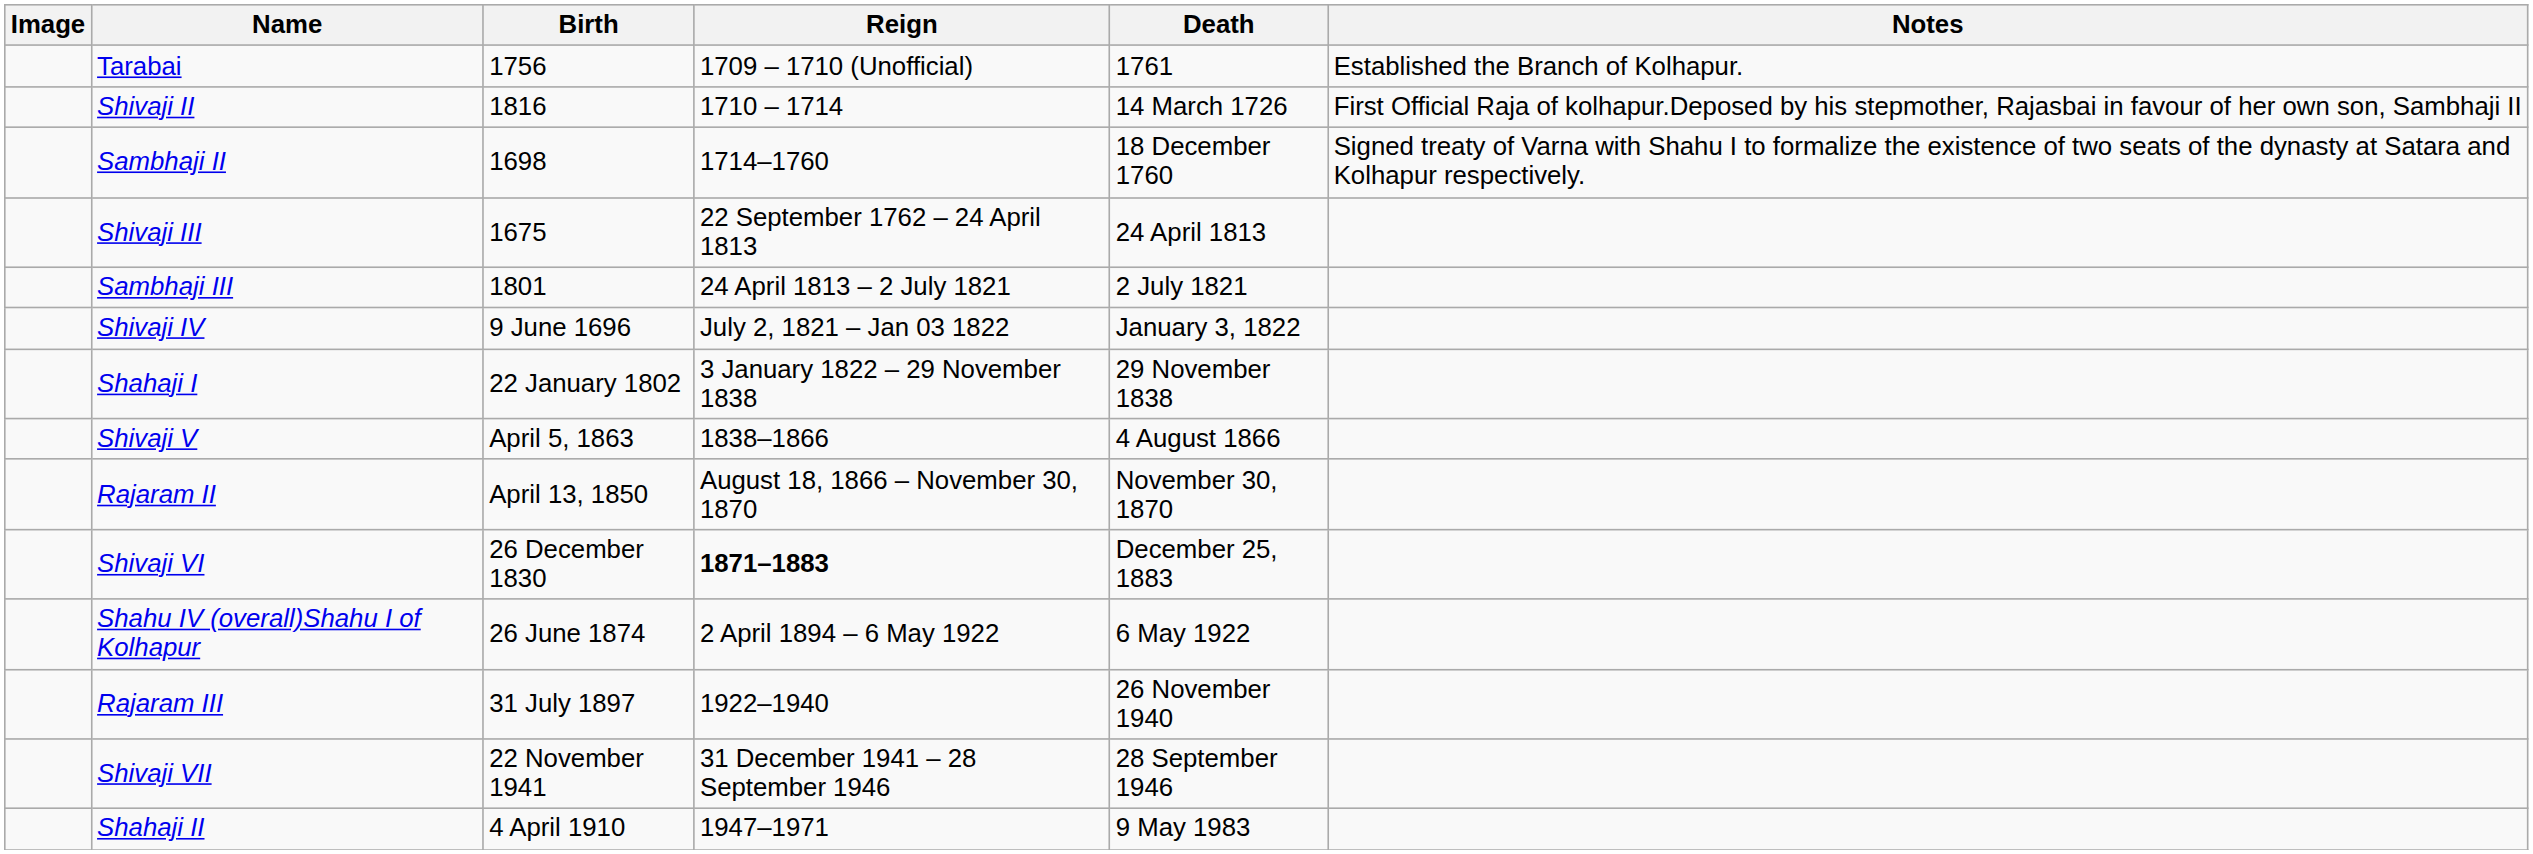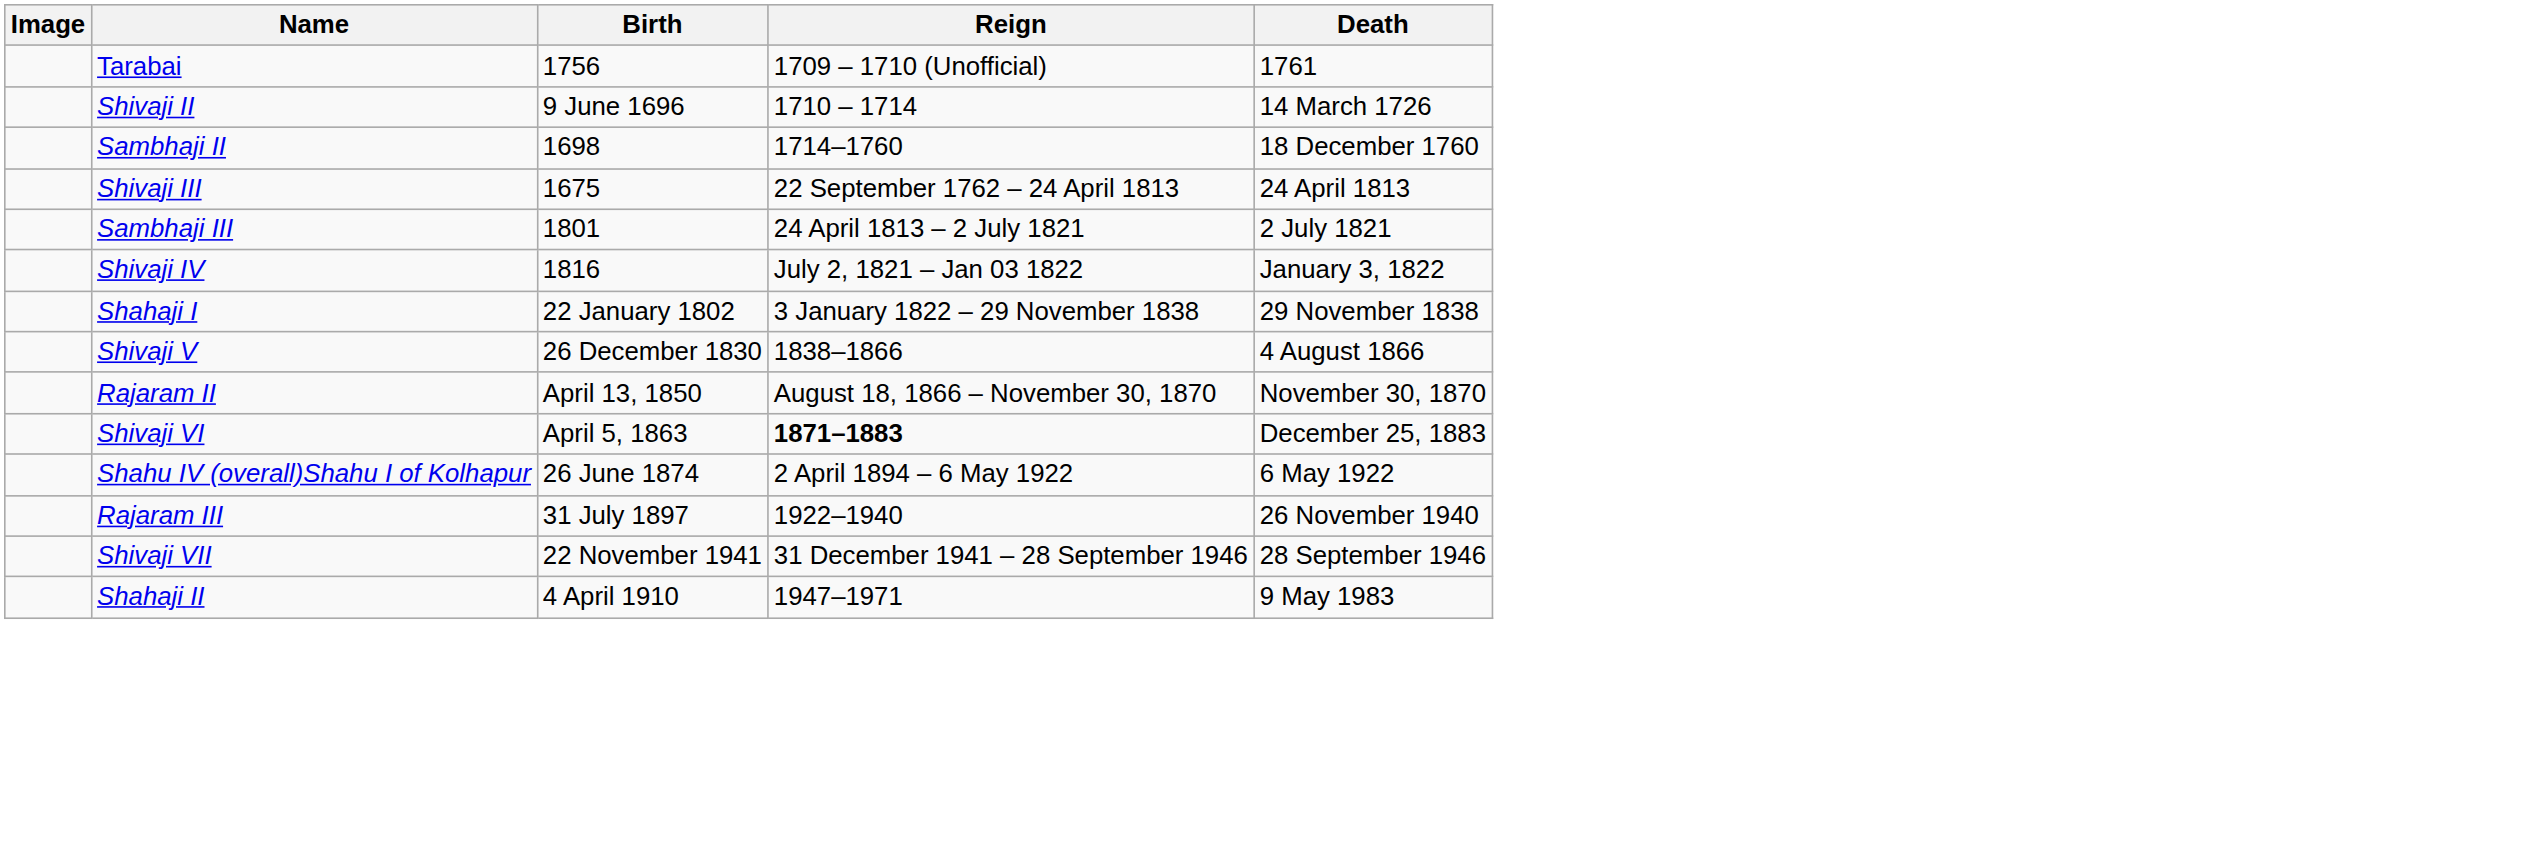- column: (1928, 24)
(518, 106) 1816 -> (614, 106) 9 June 1696
(560, 328) 9 June 1696 -> (571, 270) 1816
(562, 438) April 5, 1863 -> (652, 351) 26 December 1830
(567, 563) 26 December 1830 -> (615, 433) April 5, 1863
